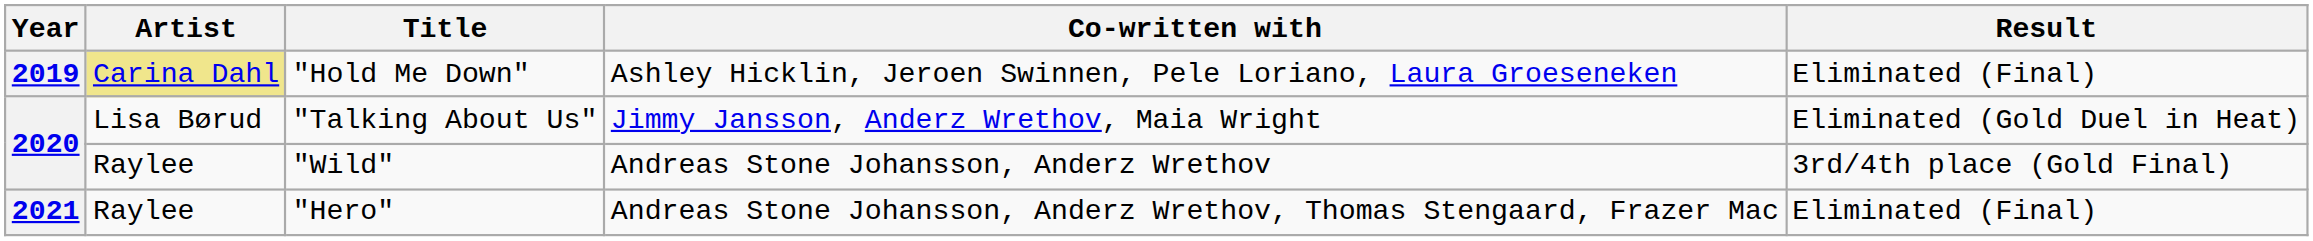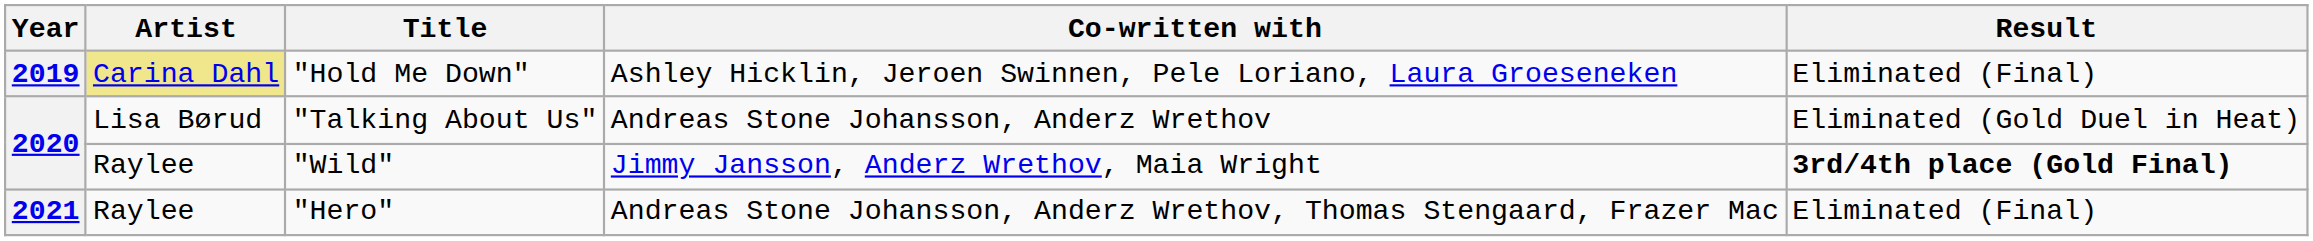(966, 120) Jimmy Jansson, Anderz Wrethov, Maia Wright -> (941, 120) Andreas Stone Johansson, Anderz Wrethov
(941, 166) Andreas Stone Johansson, Anderz Wrethov -> (966, 166) Jimmy Jansson, Anderz Wrethov, Maia Wright
(2012, 166) normal -> (2012, 166) bold
